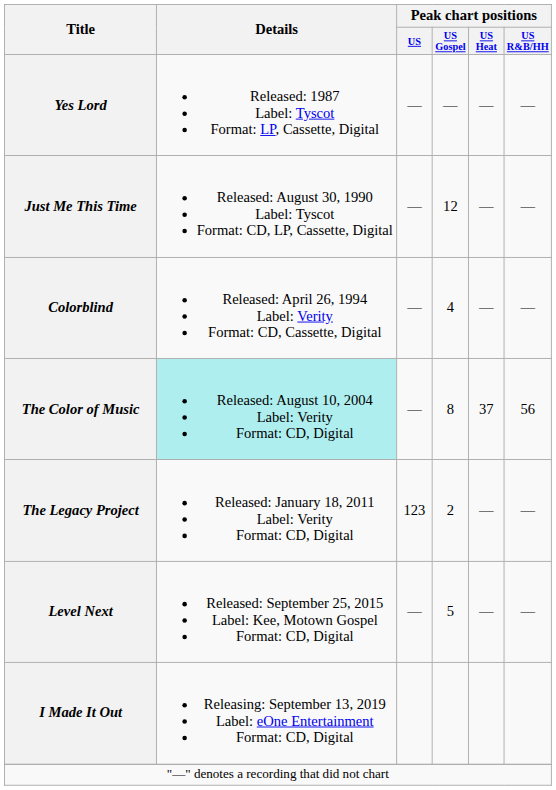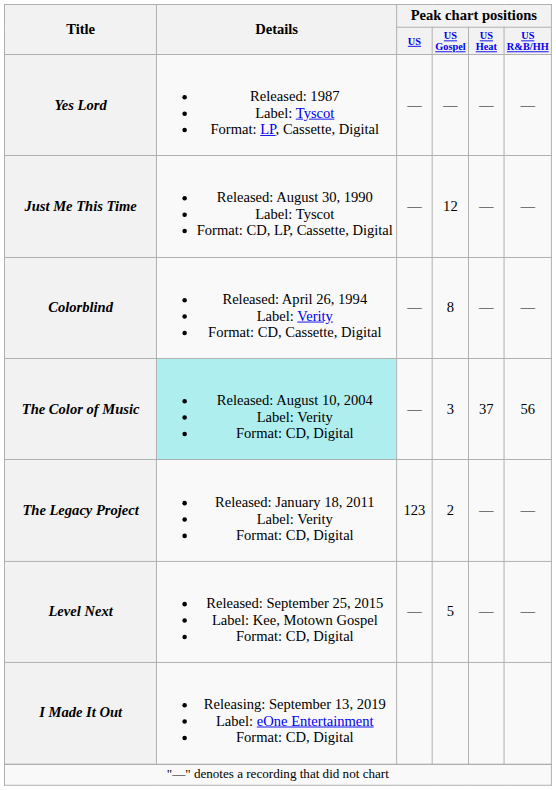(450, 307) 4 -> (450, 307) 8
(450, 409) 8 -> (450, 409) 3
